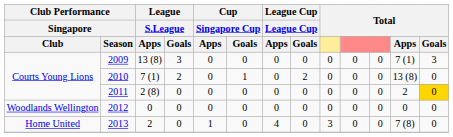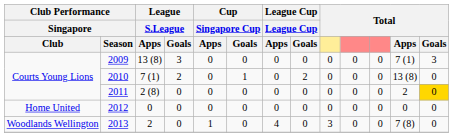(53, 108) Woodlands Wellington -> (53, 108) Home United
(53, 124) Home United -> (53, 124) Woodlands Wellington
